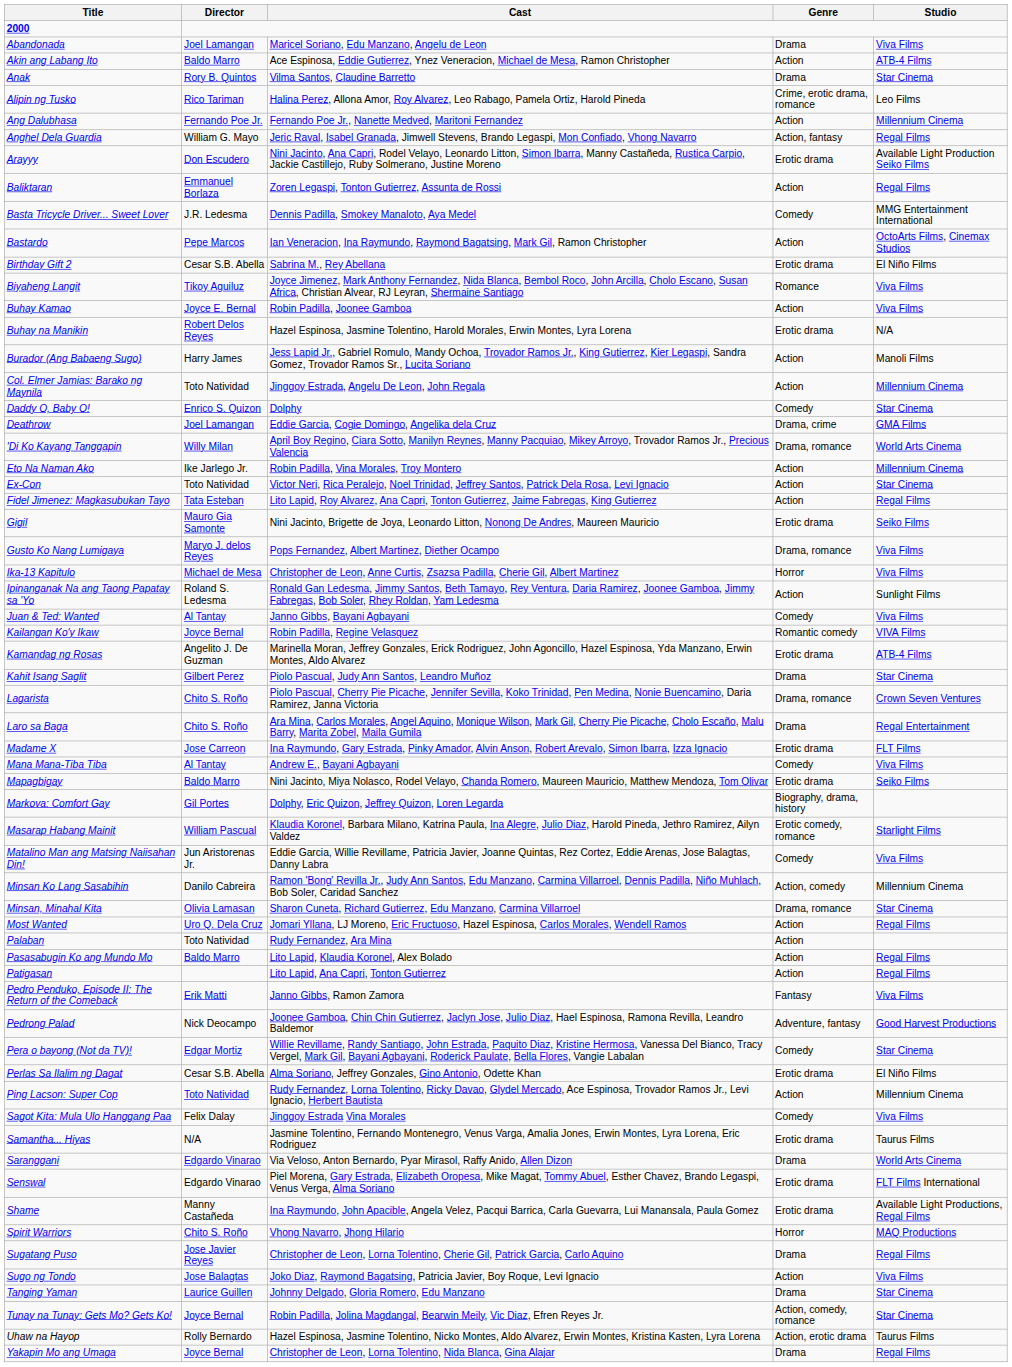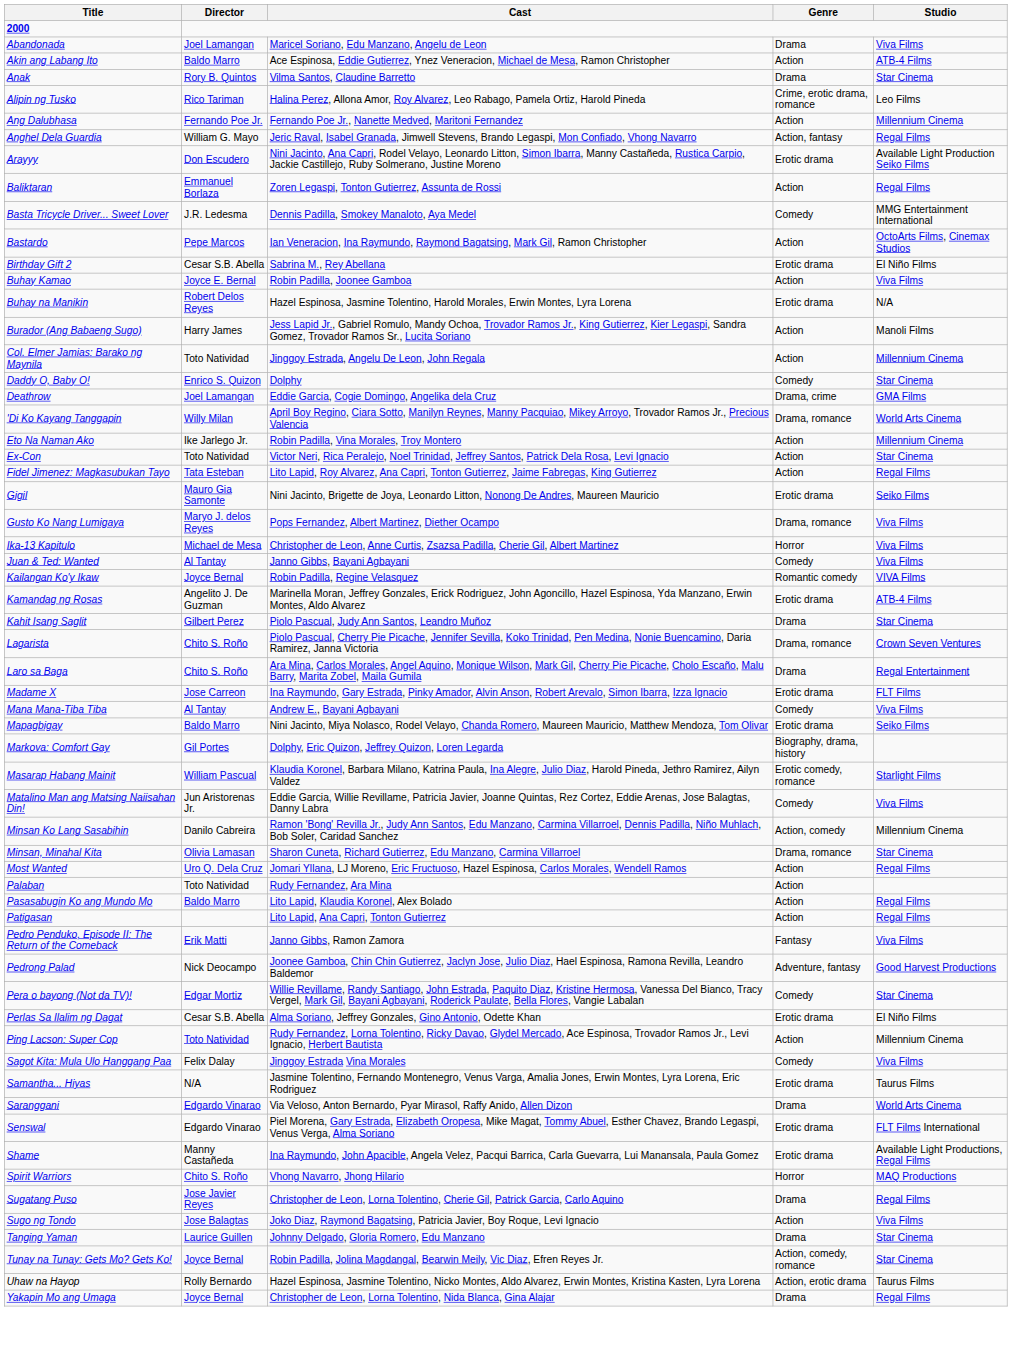- row: (43, 287)
- row: (88, 595)
